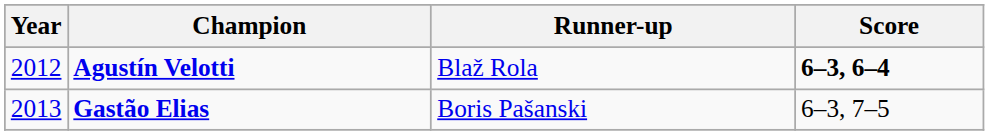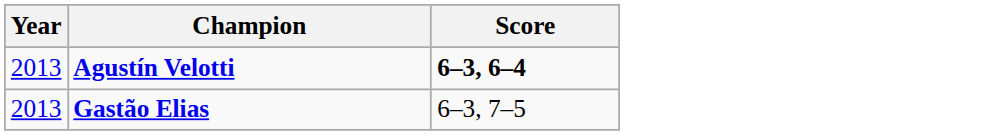- column: (613, 25)
(36, 67) 2012 -> (36, 67) 2013
